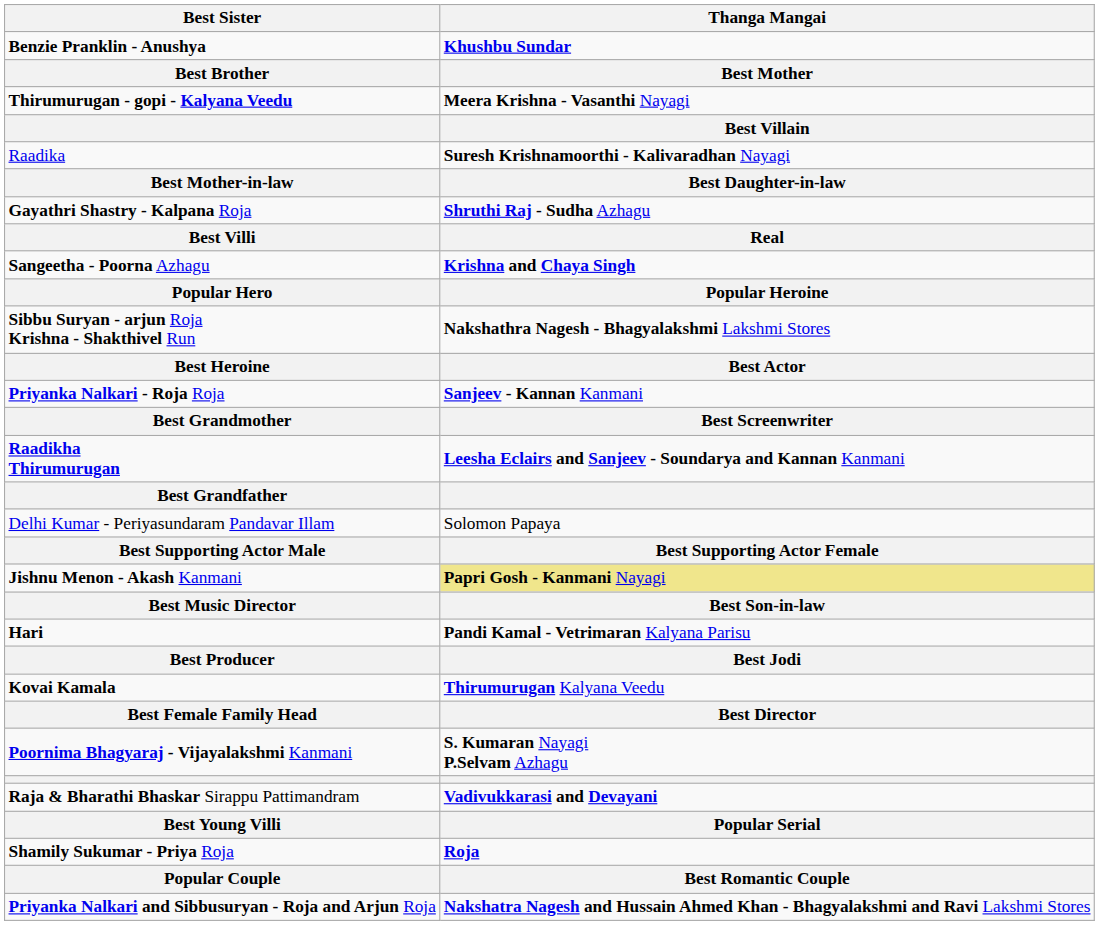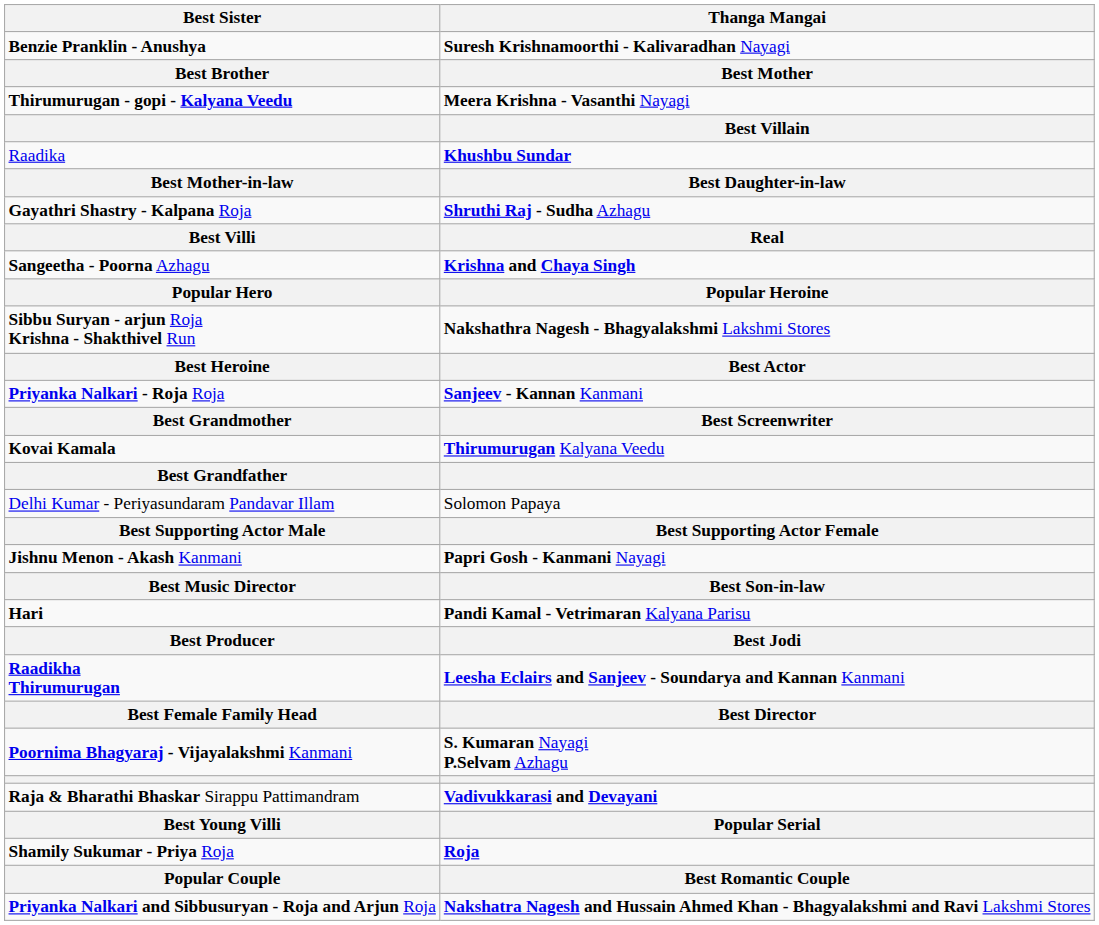(507, 45) Khushbu Sundar -> (617, 45) Suresh Krishnamoorthi - Kalivaradhan Nayagi
(617, 155) Suresh Krishnamoorthi - Kalivaradhan Nayagi -> (507, 155) Khushbu Sundar
rows swapped: (62, 687) <-> (64, 458)
(555, 577) khaki background -> (555, 558) no background
